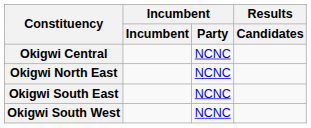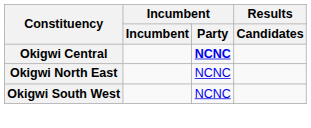(213, 53) normal -> (213, 53) bold
- row: (64, 93)
